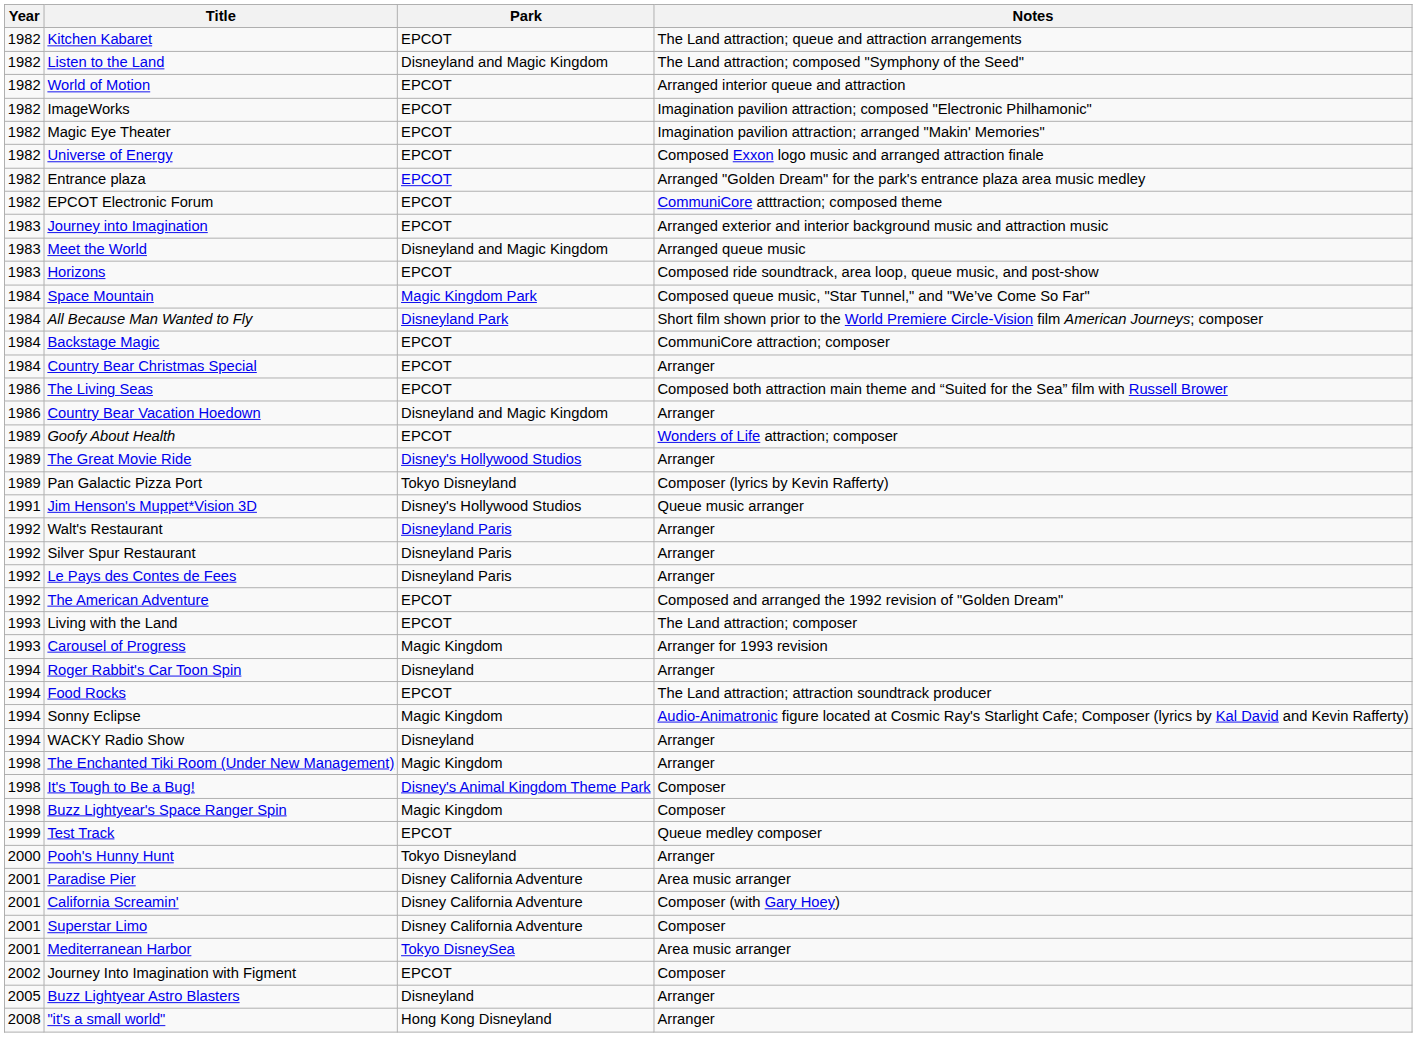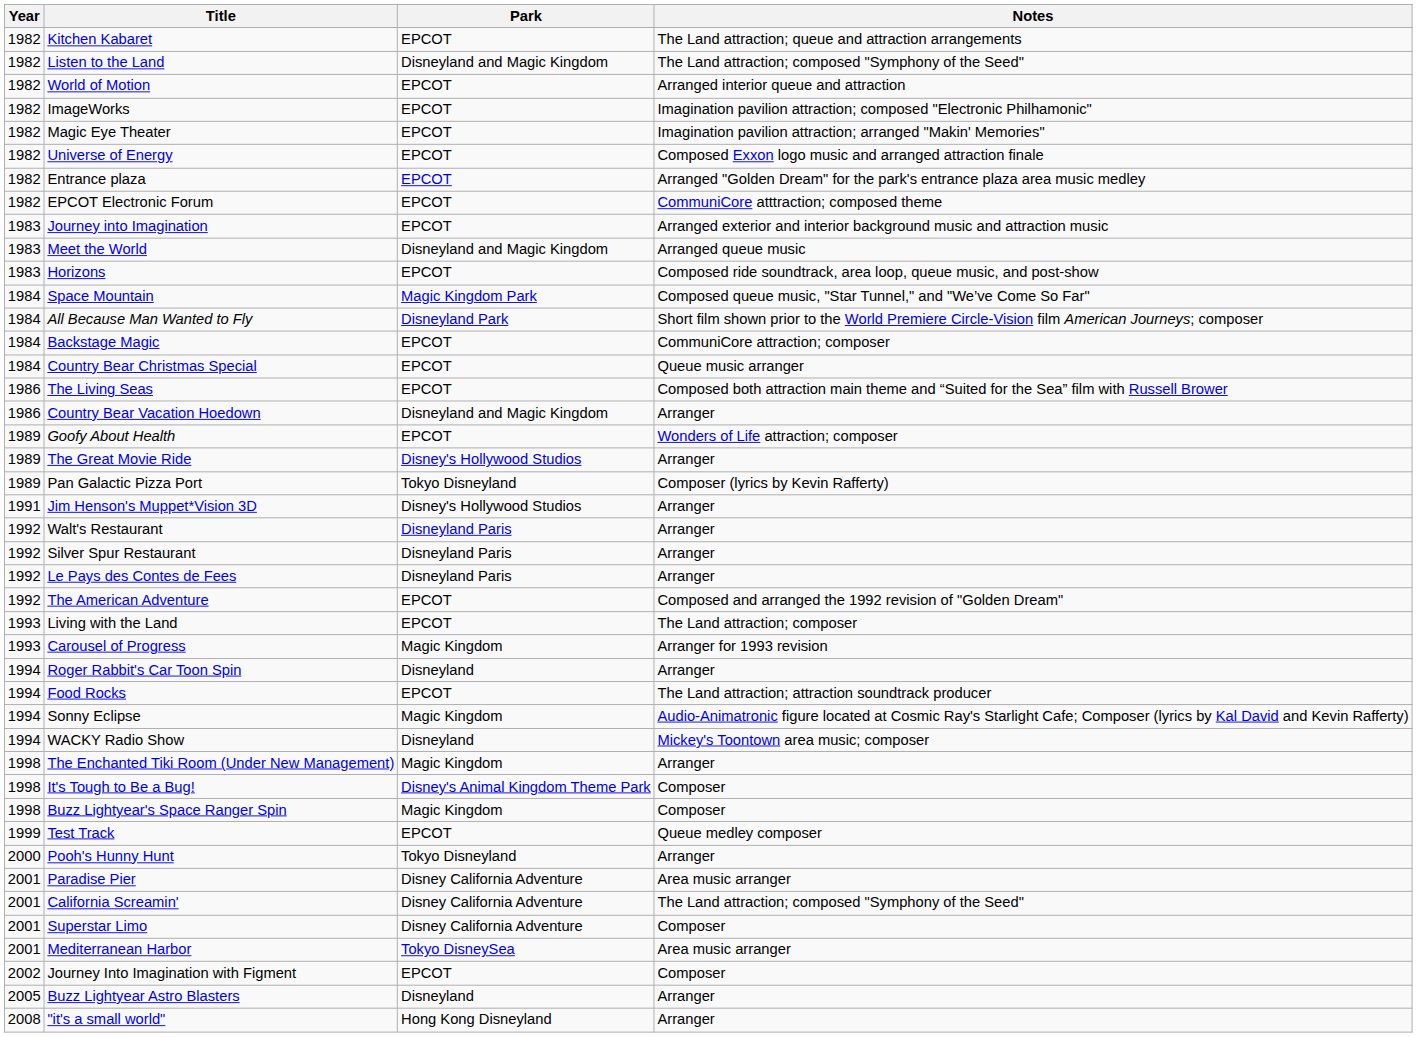(686, 366) Arranger -> (731, 366) Queue music arranger
(731, 506) Queue music arranger -> (686, 506) Arranger
(686, 739) Arranger -> (793, 739) Mickey's Toontown area music; composer
(749, 903) Composer (with Gary Hoey) -> (841, 903) The Land attraction; composed "Symphony of the Seed"
